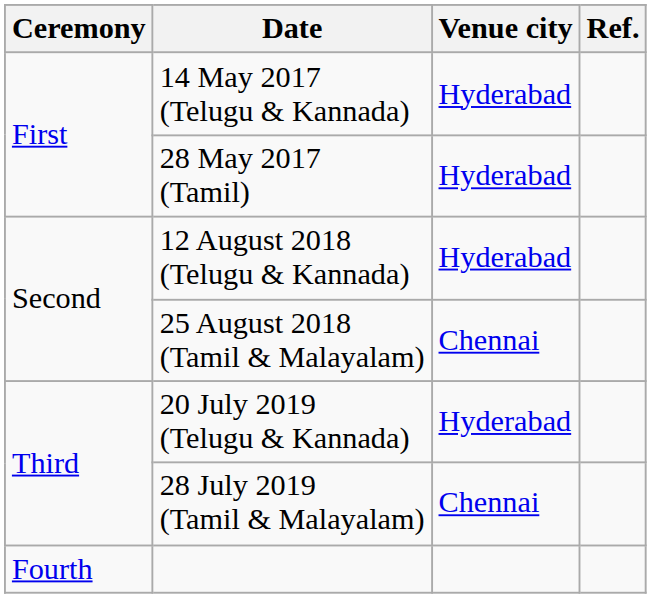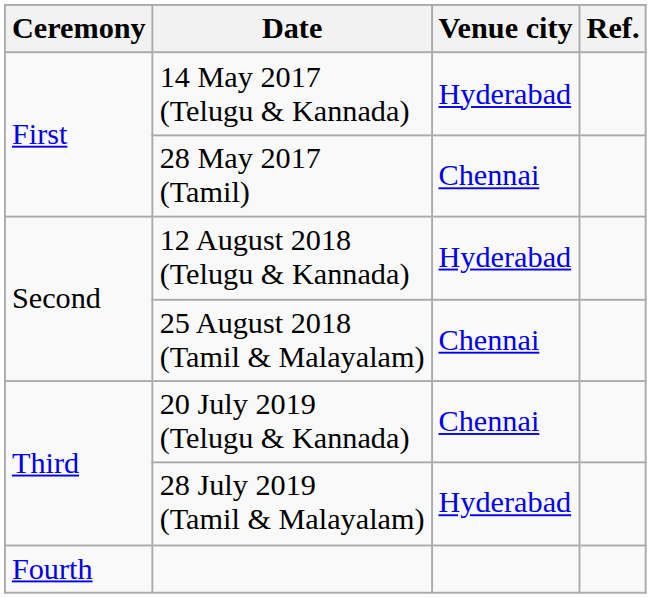(505, 175) Hyderabad -> (489, 175) Chennai
(505, 421) Hyderabad -> (489, 421) Chennai
(489, 503) Chennai -> (505, 503) Hyderabad
